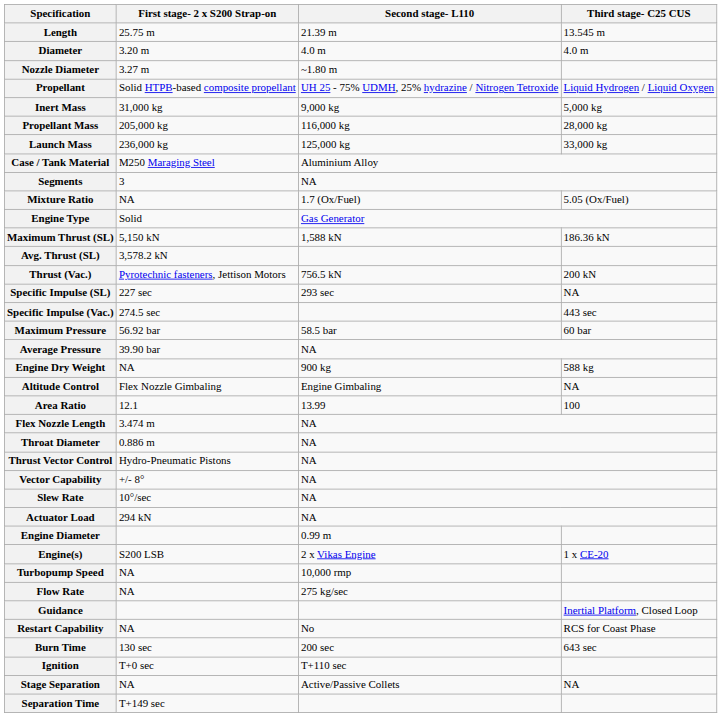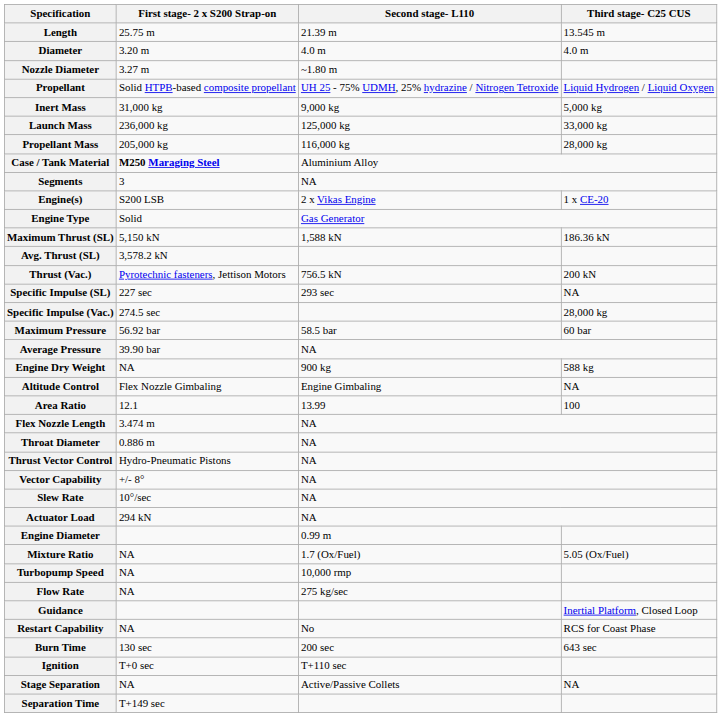rows swapped: (60, 125) <-> (60, 144)
(167, 162) normal -> (169, 162) bold
rows swapped: (60, 554) <-> (60, 200)
(580, 312) 443 sec -> (585, 312) 28,000 kg
